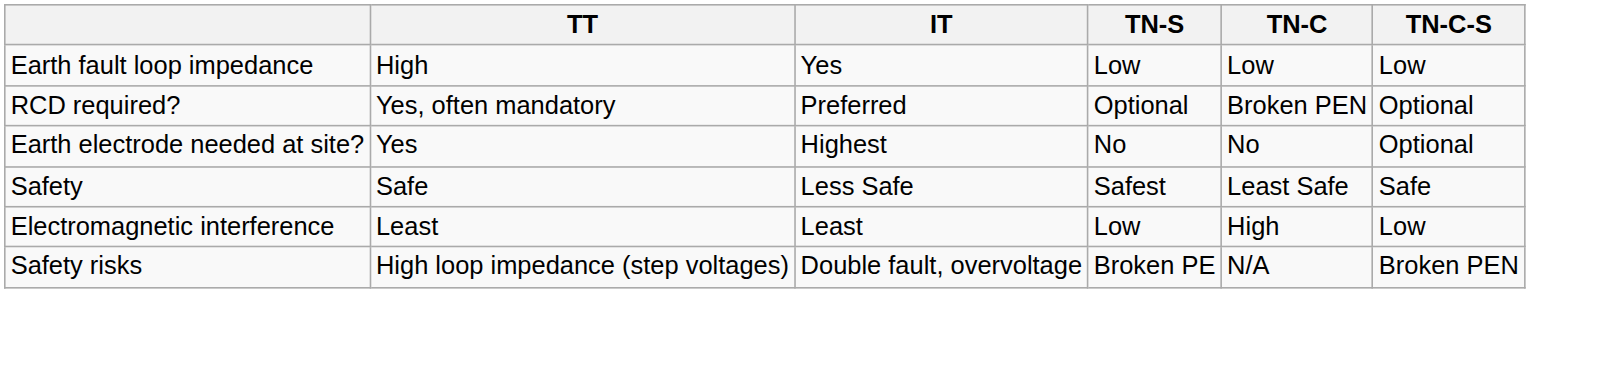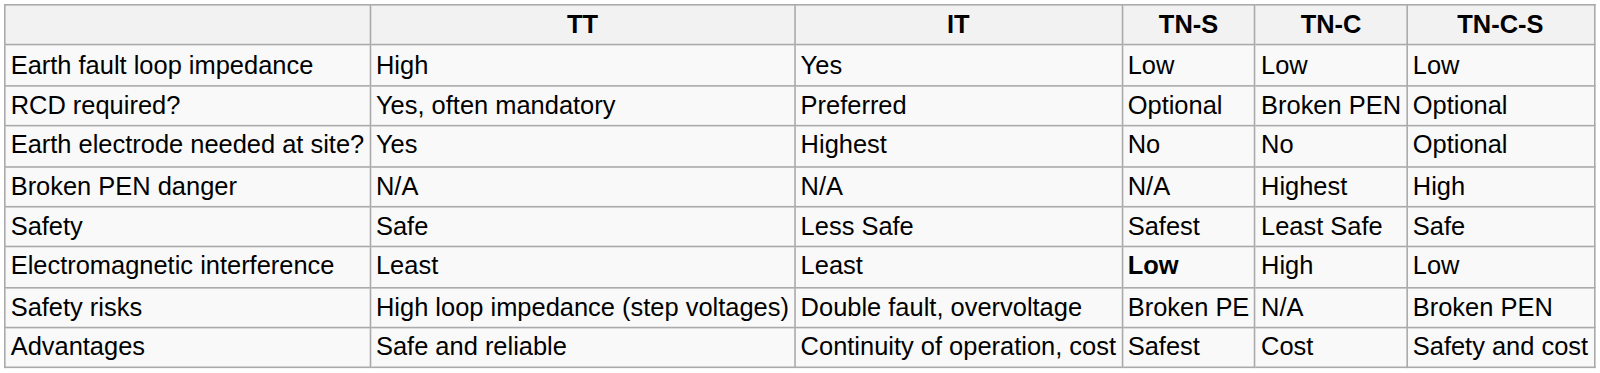+ row: (124, 186)
(1117, 226) normal -> (1153, 266) bold
+ row: (78, 347)
